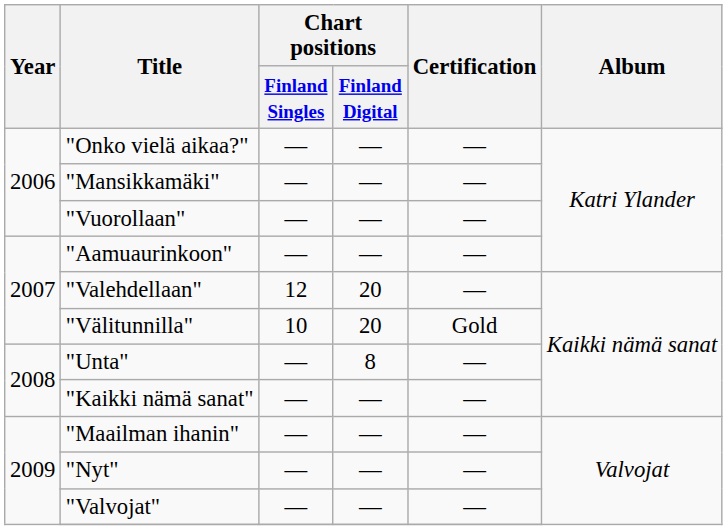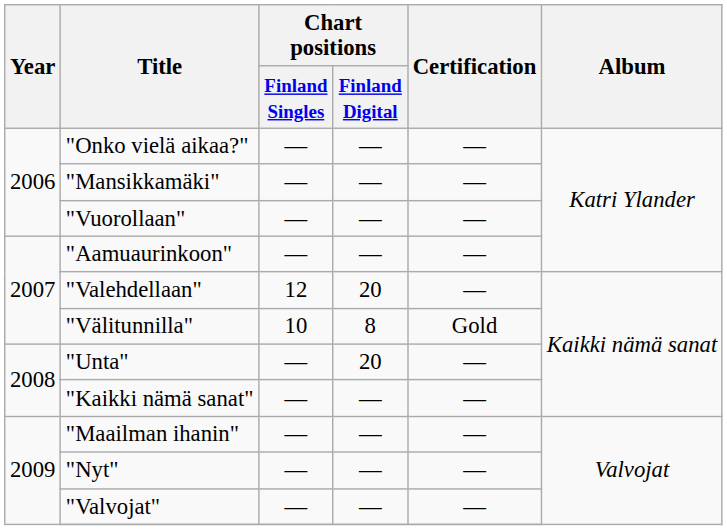(370, 325) 20 -> (370, 325) 8
(370, 361) 8 -> (370, 361) 20
